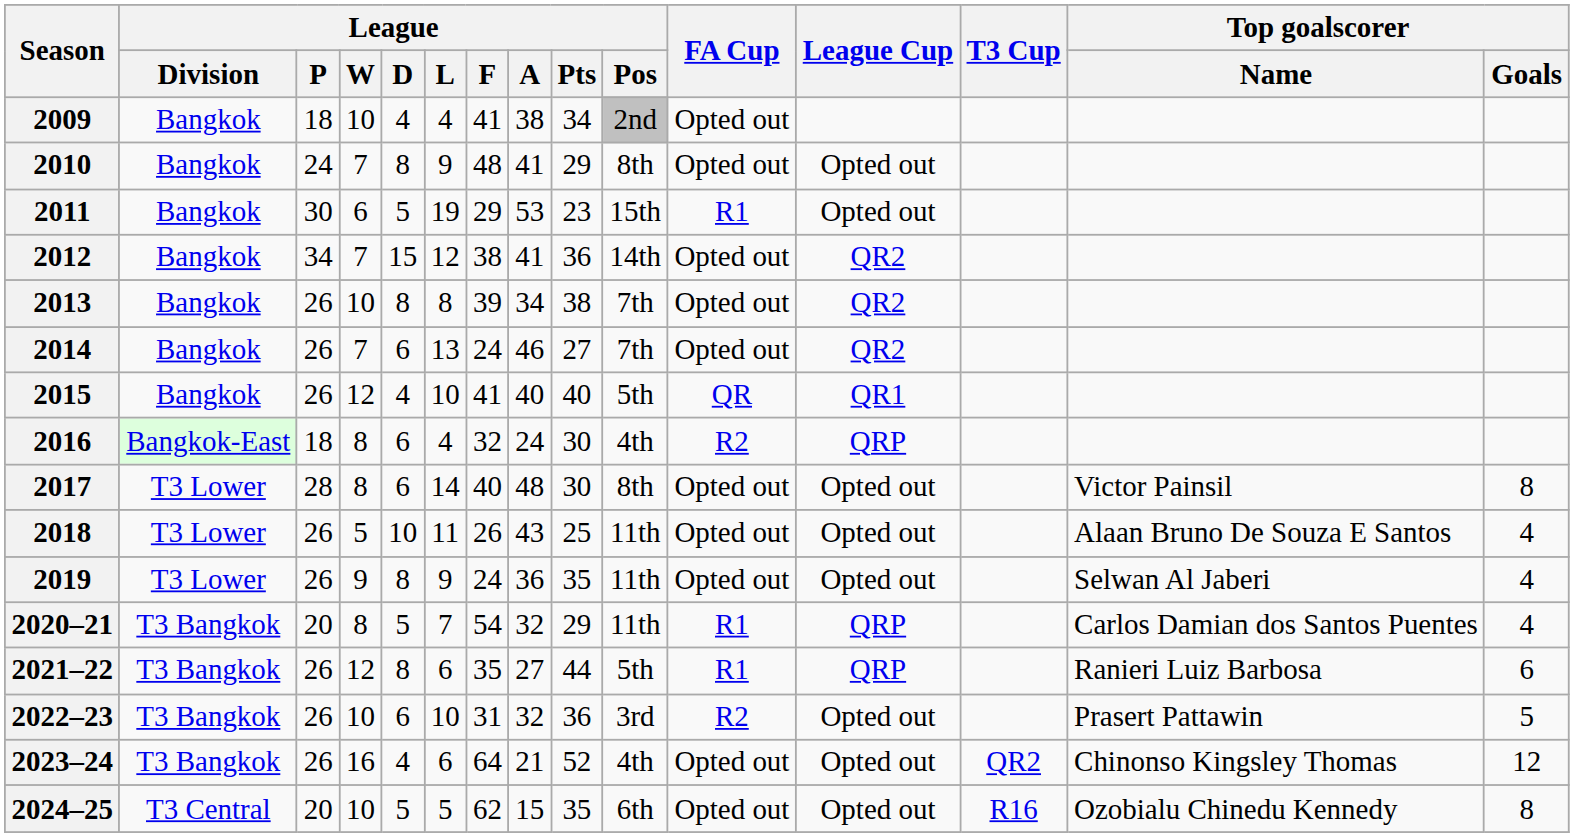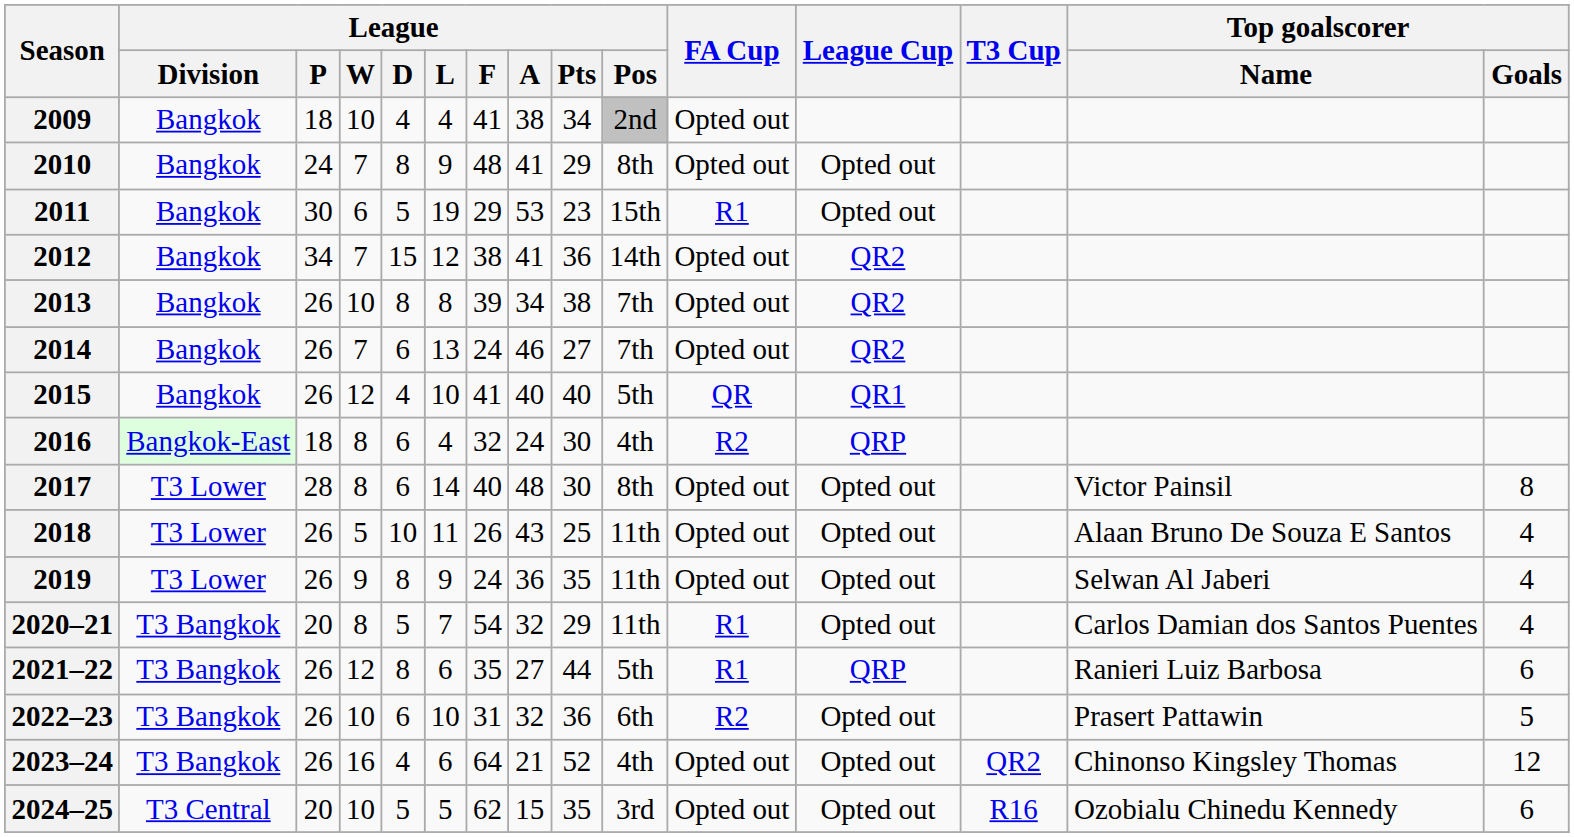(878, 624) QRP -> (878, 624) Opted out
(635, 716) 3rd -> (635, 716) 6th
(635, 808) 6th -> (635, 808) 3rd
(1527, 808) 8 -> (1527, 808) 6
